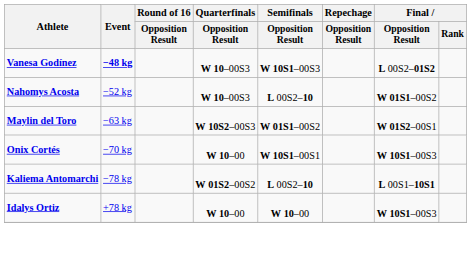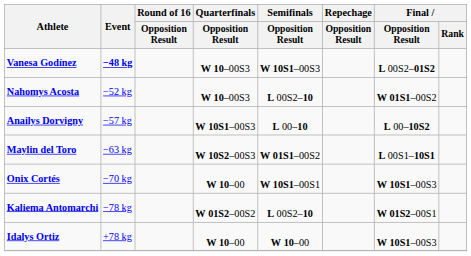+ row: (45, 121)
(407, 127) W 01S2–00S1 -> (407, 156) L 00S1–10S1
(407, 185) L 00S1–10S1 -> (407, 214) W 01S2–00S1
